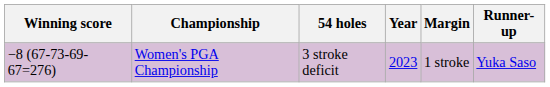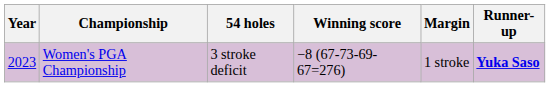columns swapped: (403, 23) <-> (68, 23)
(506, 62) normal -> (508, 62) bold
